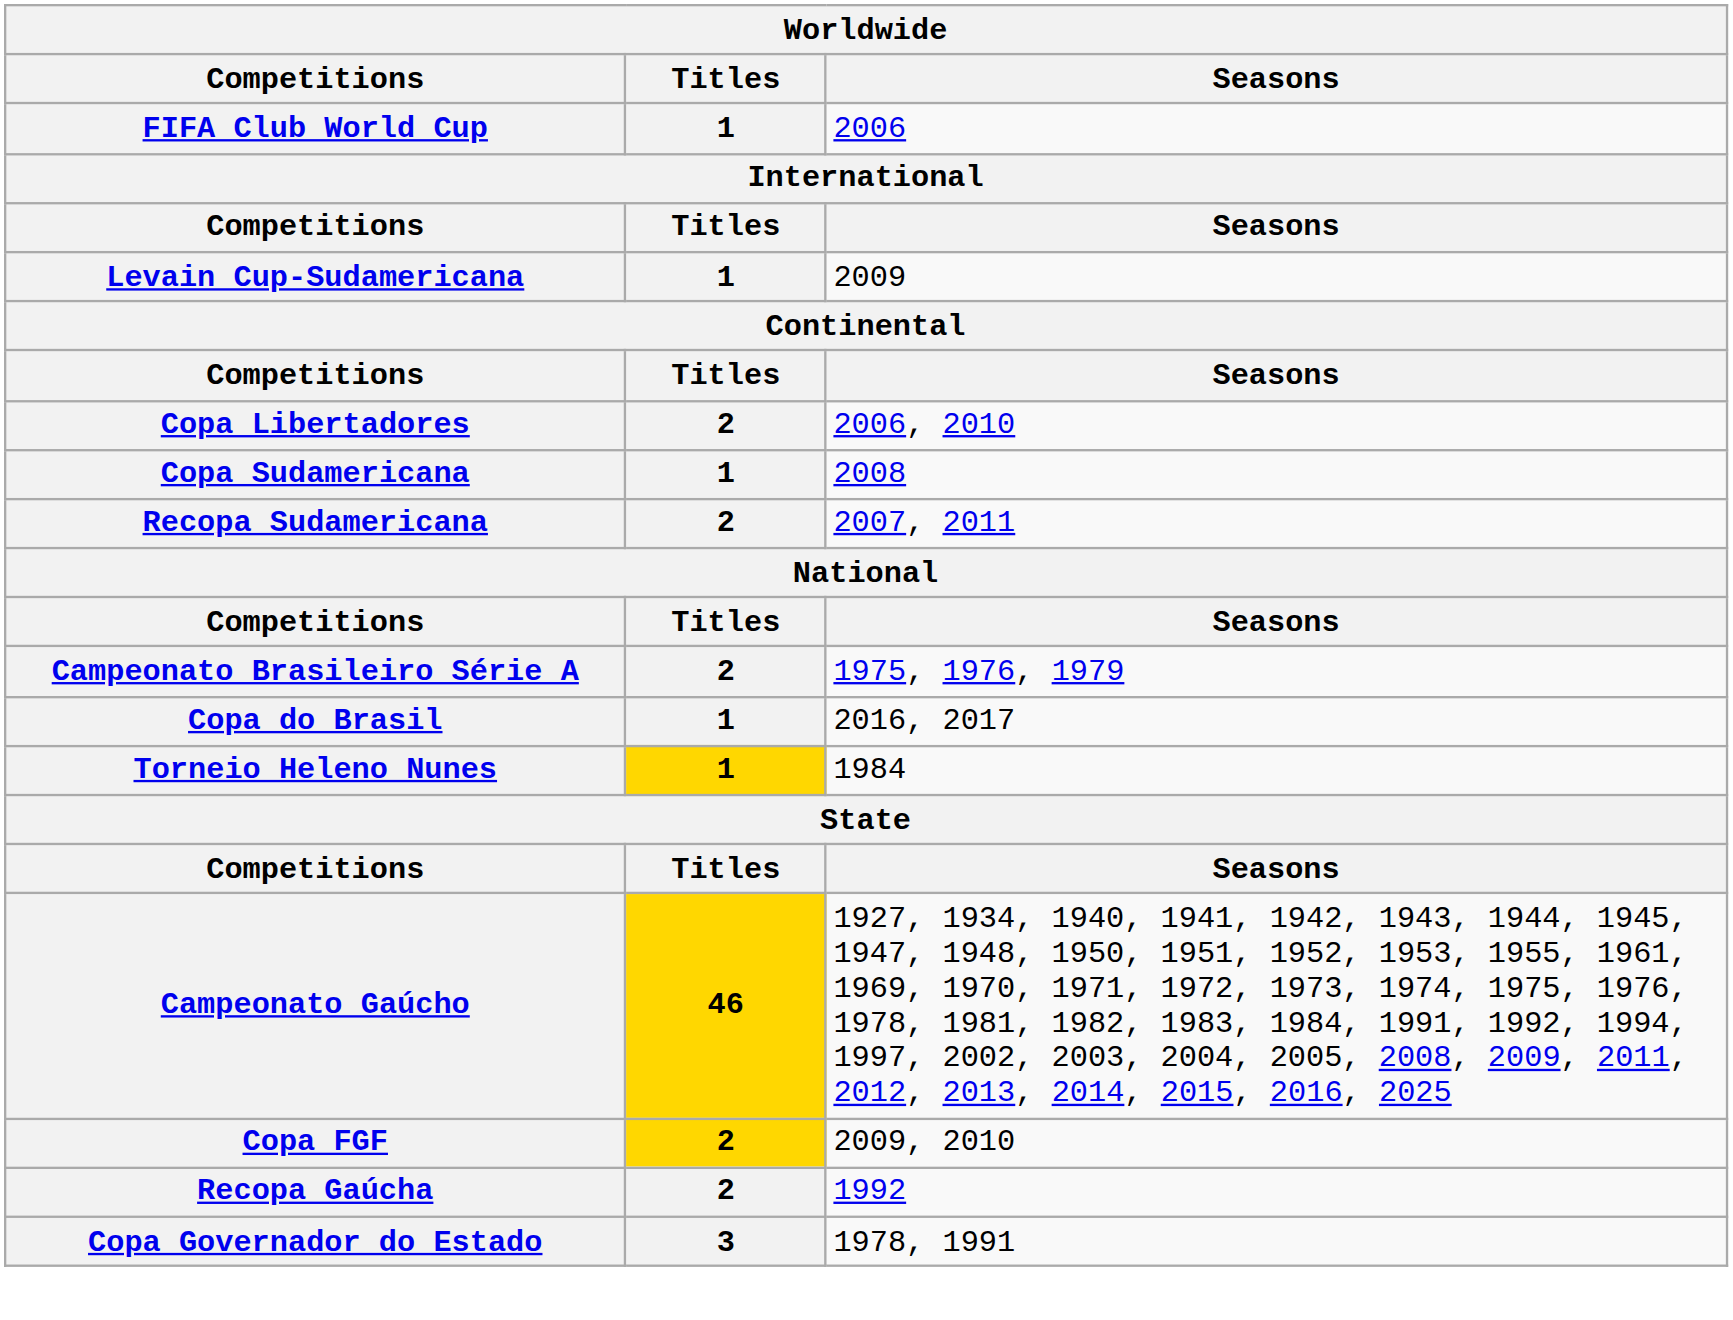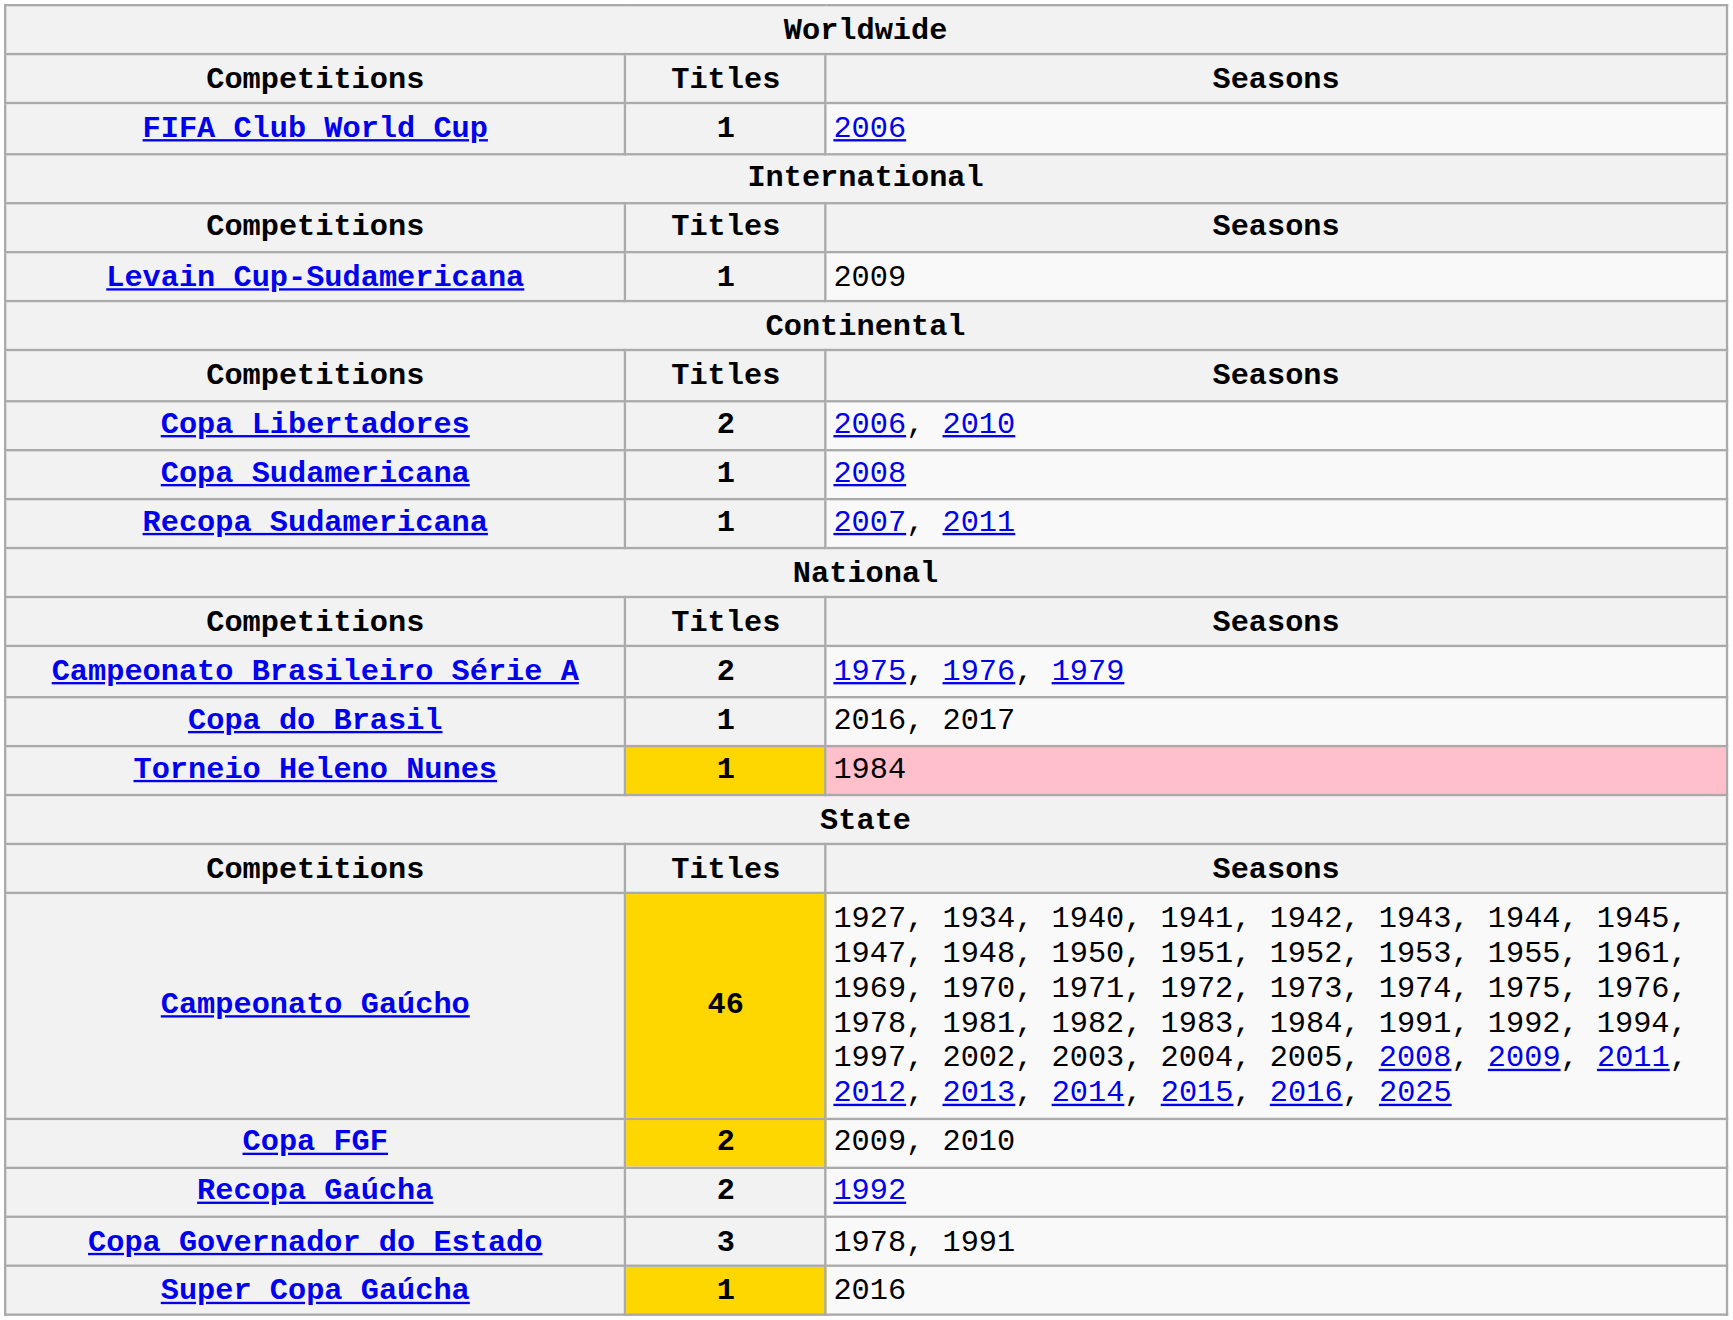(726, 524) 2 -> (726, 524) 1
(870, 770) no background -> (870, 770) pink background
+ row: (315, 1291)
